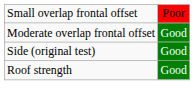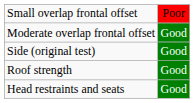+ row: (66, 88)
